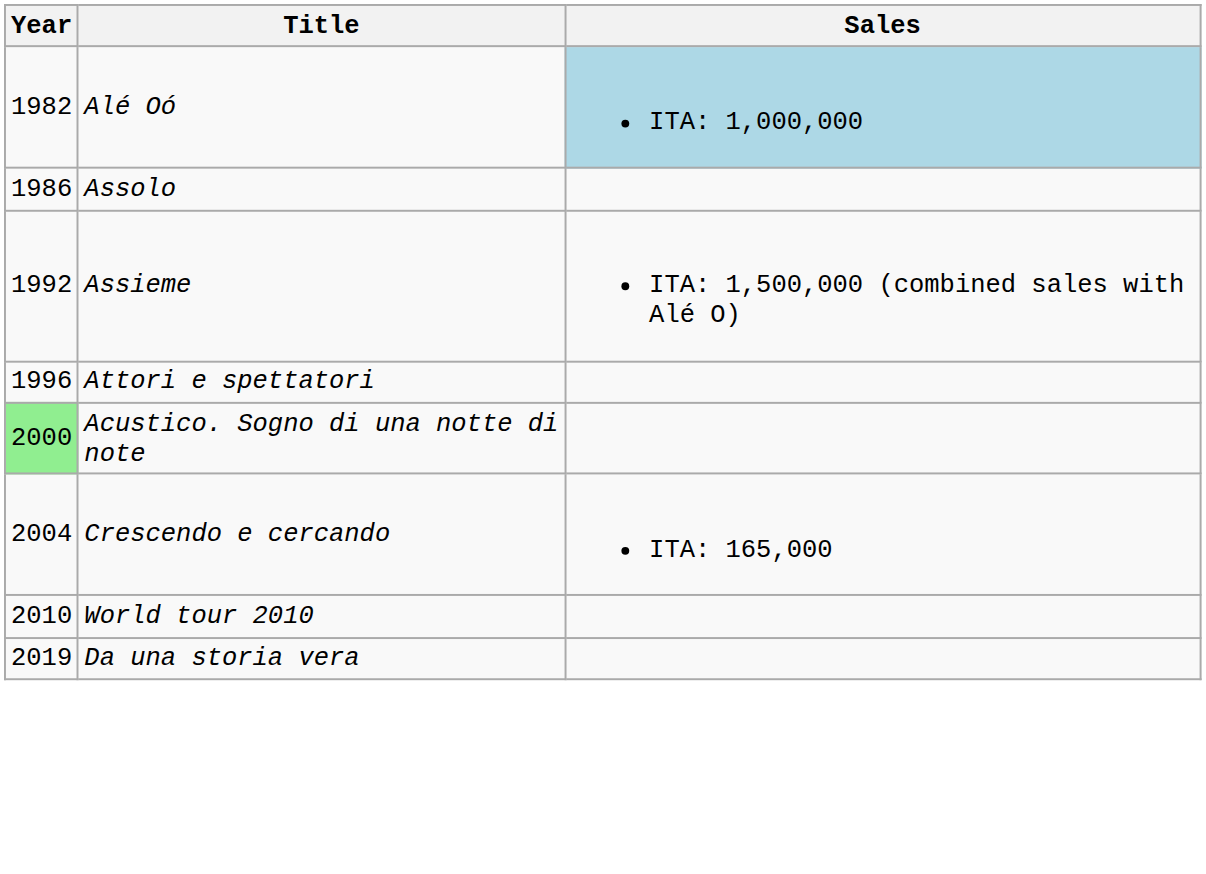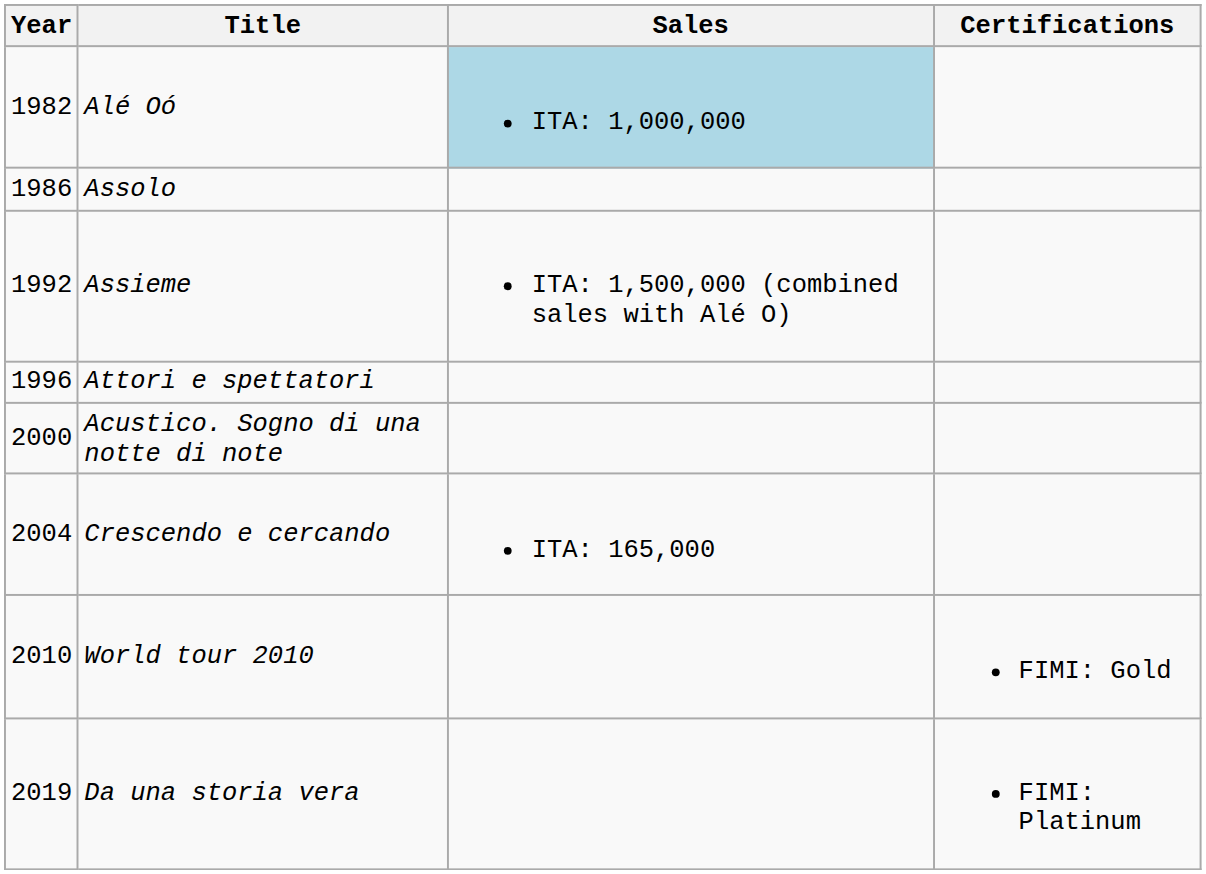+ column: (1067, 26)
(42, 438) lightgreen background -> (42, 438) no background
